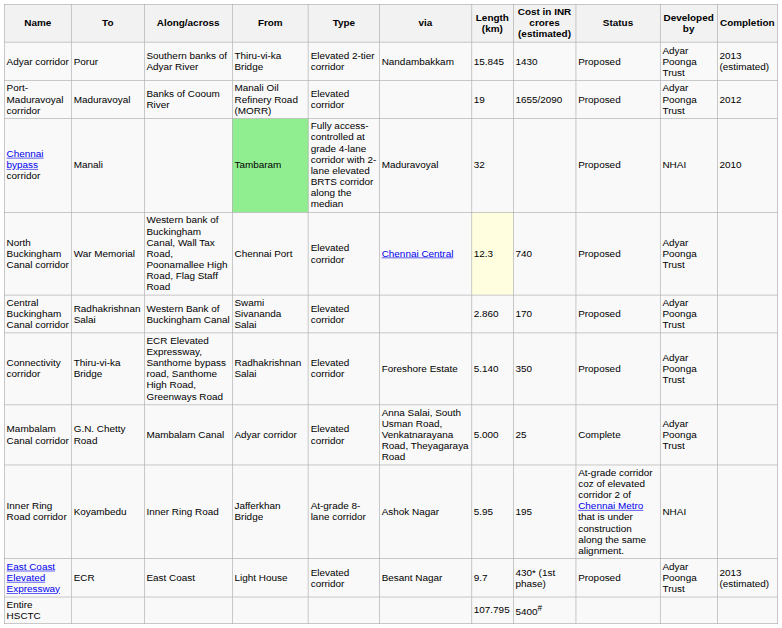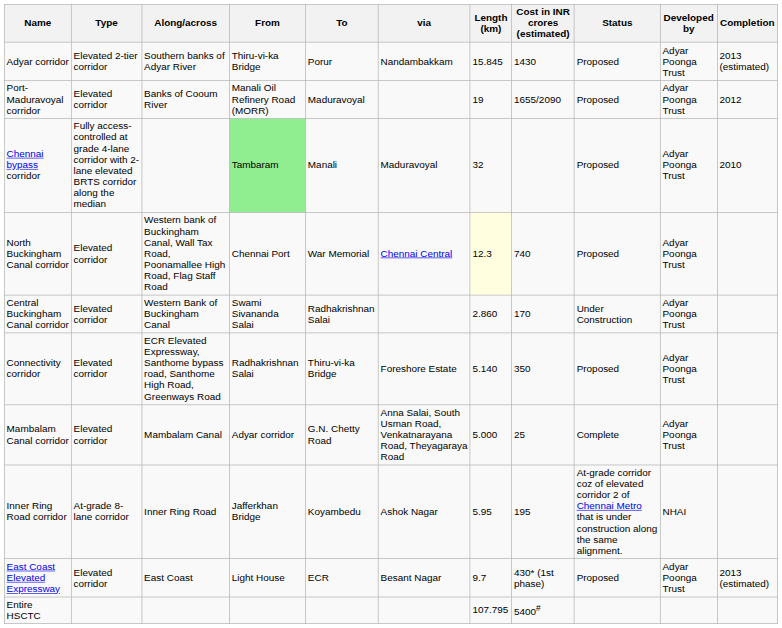columns swapped: (344, 23) <-> (108, 23)
(674, 165) NHAI -> (680, 165) Adyar Poonga Trust
(599, 314) Proposed -> (605, 314) Under Construction
